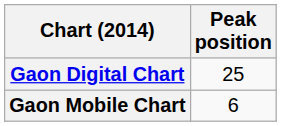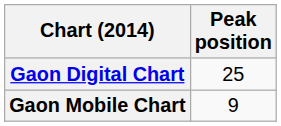(233, 105) 6 -> (233, 105) 9
